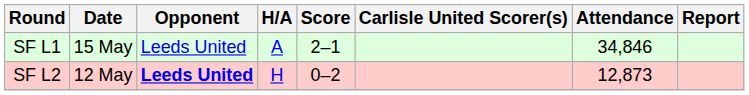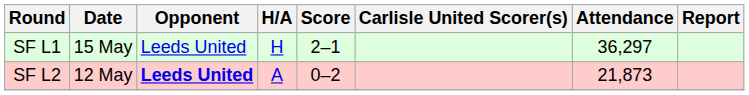(277, 47) A -> (277, 47) H
(625, 47) 34,846 -> (625, 47) 36,297
(277, 75) H -> (277, 75) A
(625, 75) 12,873 -> (625, 75) 21,873
